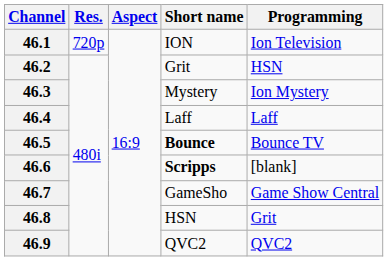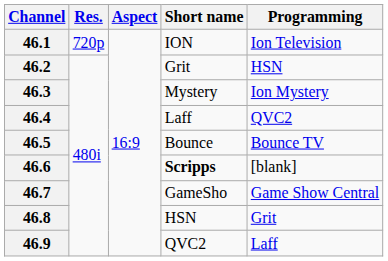(264, 117) Laff -> (271, 117) QVC2
(190, 142) bold -> (189, 142) normal
(271, 243) QVC2 -> (264, 243) Laff
